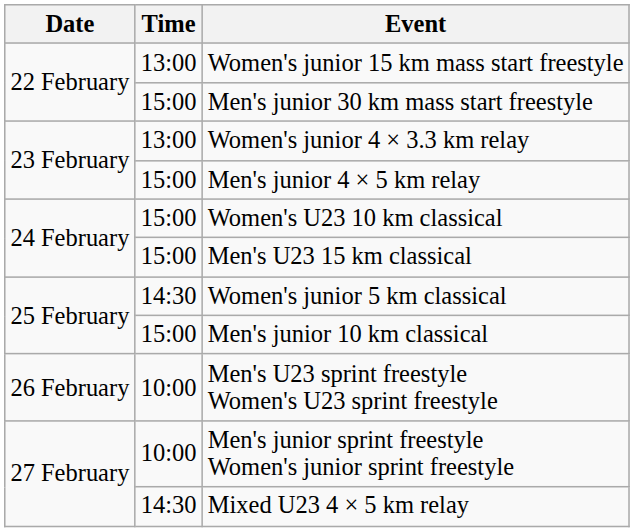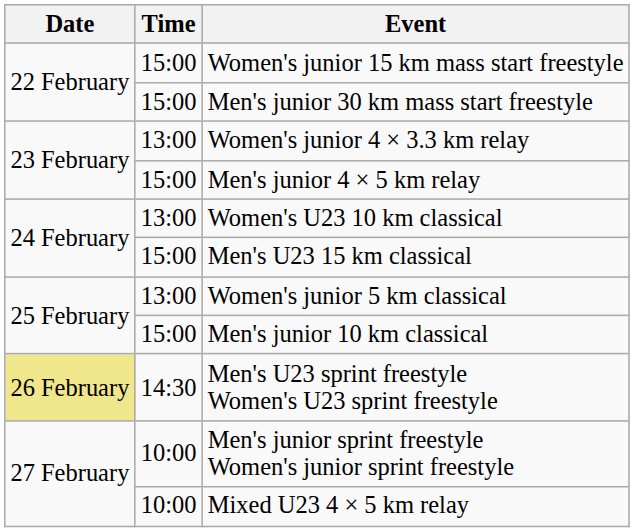(169, 62) 13:00 -> (169, 62) 15:00
(169, 218) 15:00 -> (169, 218) 13:00
(169, 295) 14:30 -> (169, 295) 13:00
(70, 387) no background -> (70, 387) khaki background
(169, 387) 10:00 -> (169, 387) 14:30
(169, 506) 14:30 -> (169, 506) 10:00
